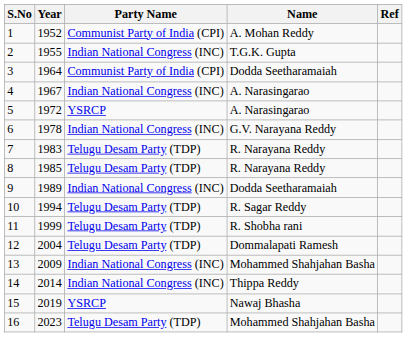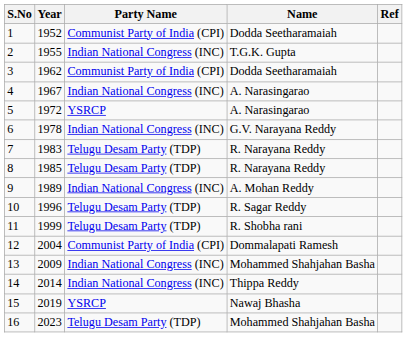(272, 33) A. Mohan Reddy -> (283, 33) Dodda Seetharamaiah
(50, 71) 1964 -> (50, 71) 1962
(283, 187) Dodda Seetharamaiah -> (272, 187) A. Mohan Reddy
(50, 206) 1994 -> (50, 206) 1996
(134, 245) Telugu Desam Party (TDP) -> (146, 245) Communist Party of India (CPI)
